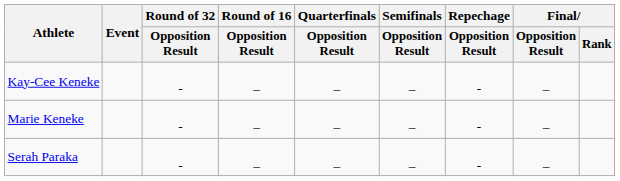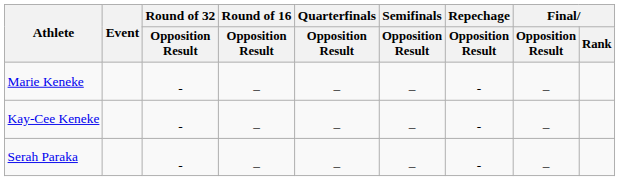rows swapped: (46, 119) <-> (53, 81)
